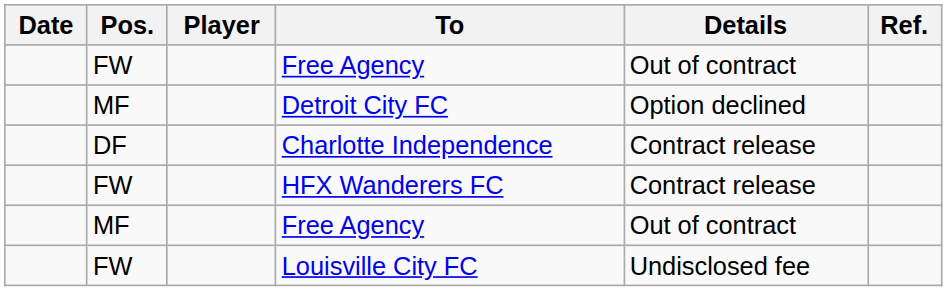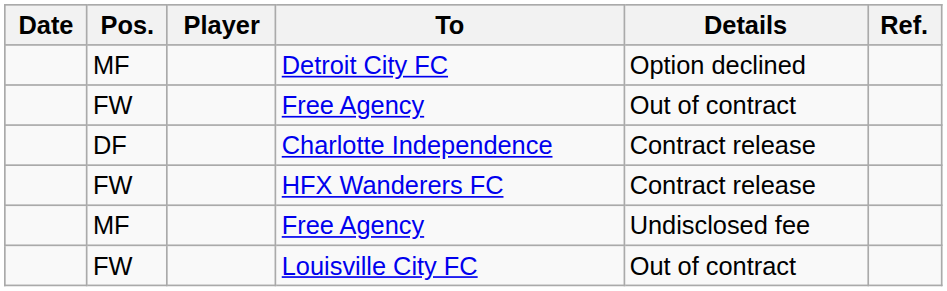rows swapped: (111, 105) <-> (113, 65)
(713, 226) Out of contract -> (720, 226) Undisclosed fee
(720, 266) Undisclosed fee -> (713, 266) Out of contract
